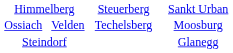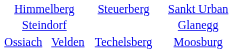rows swapped: (44, 42) <-> (44, 25)
